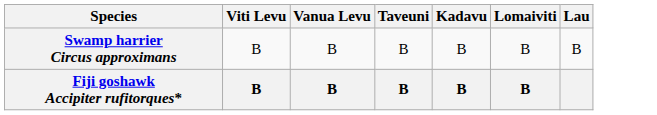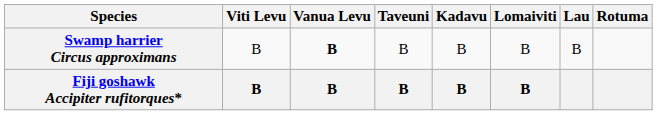+ column: (622, 16)
(332, 48) normal -> (332, 48) bold
